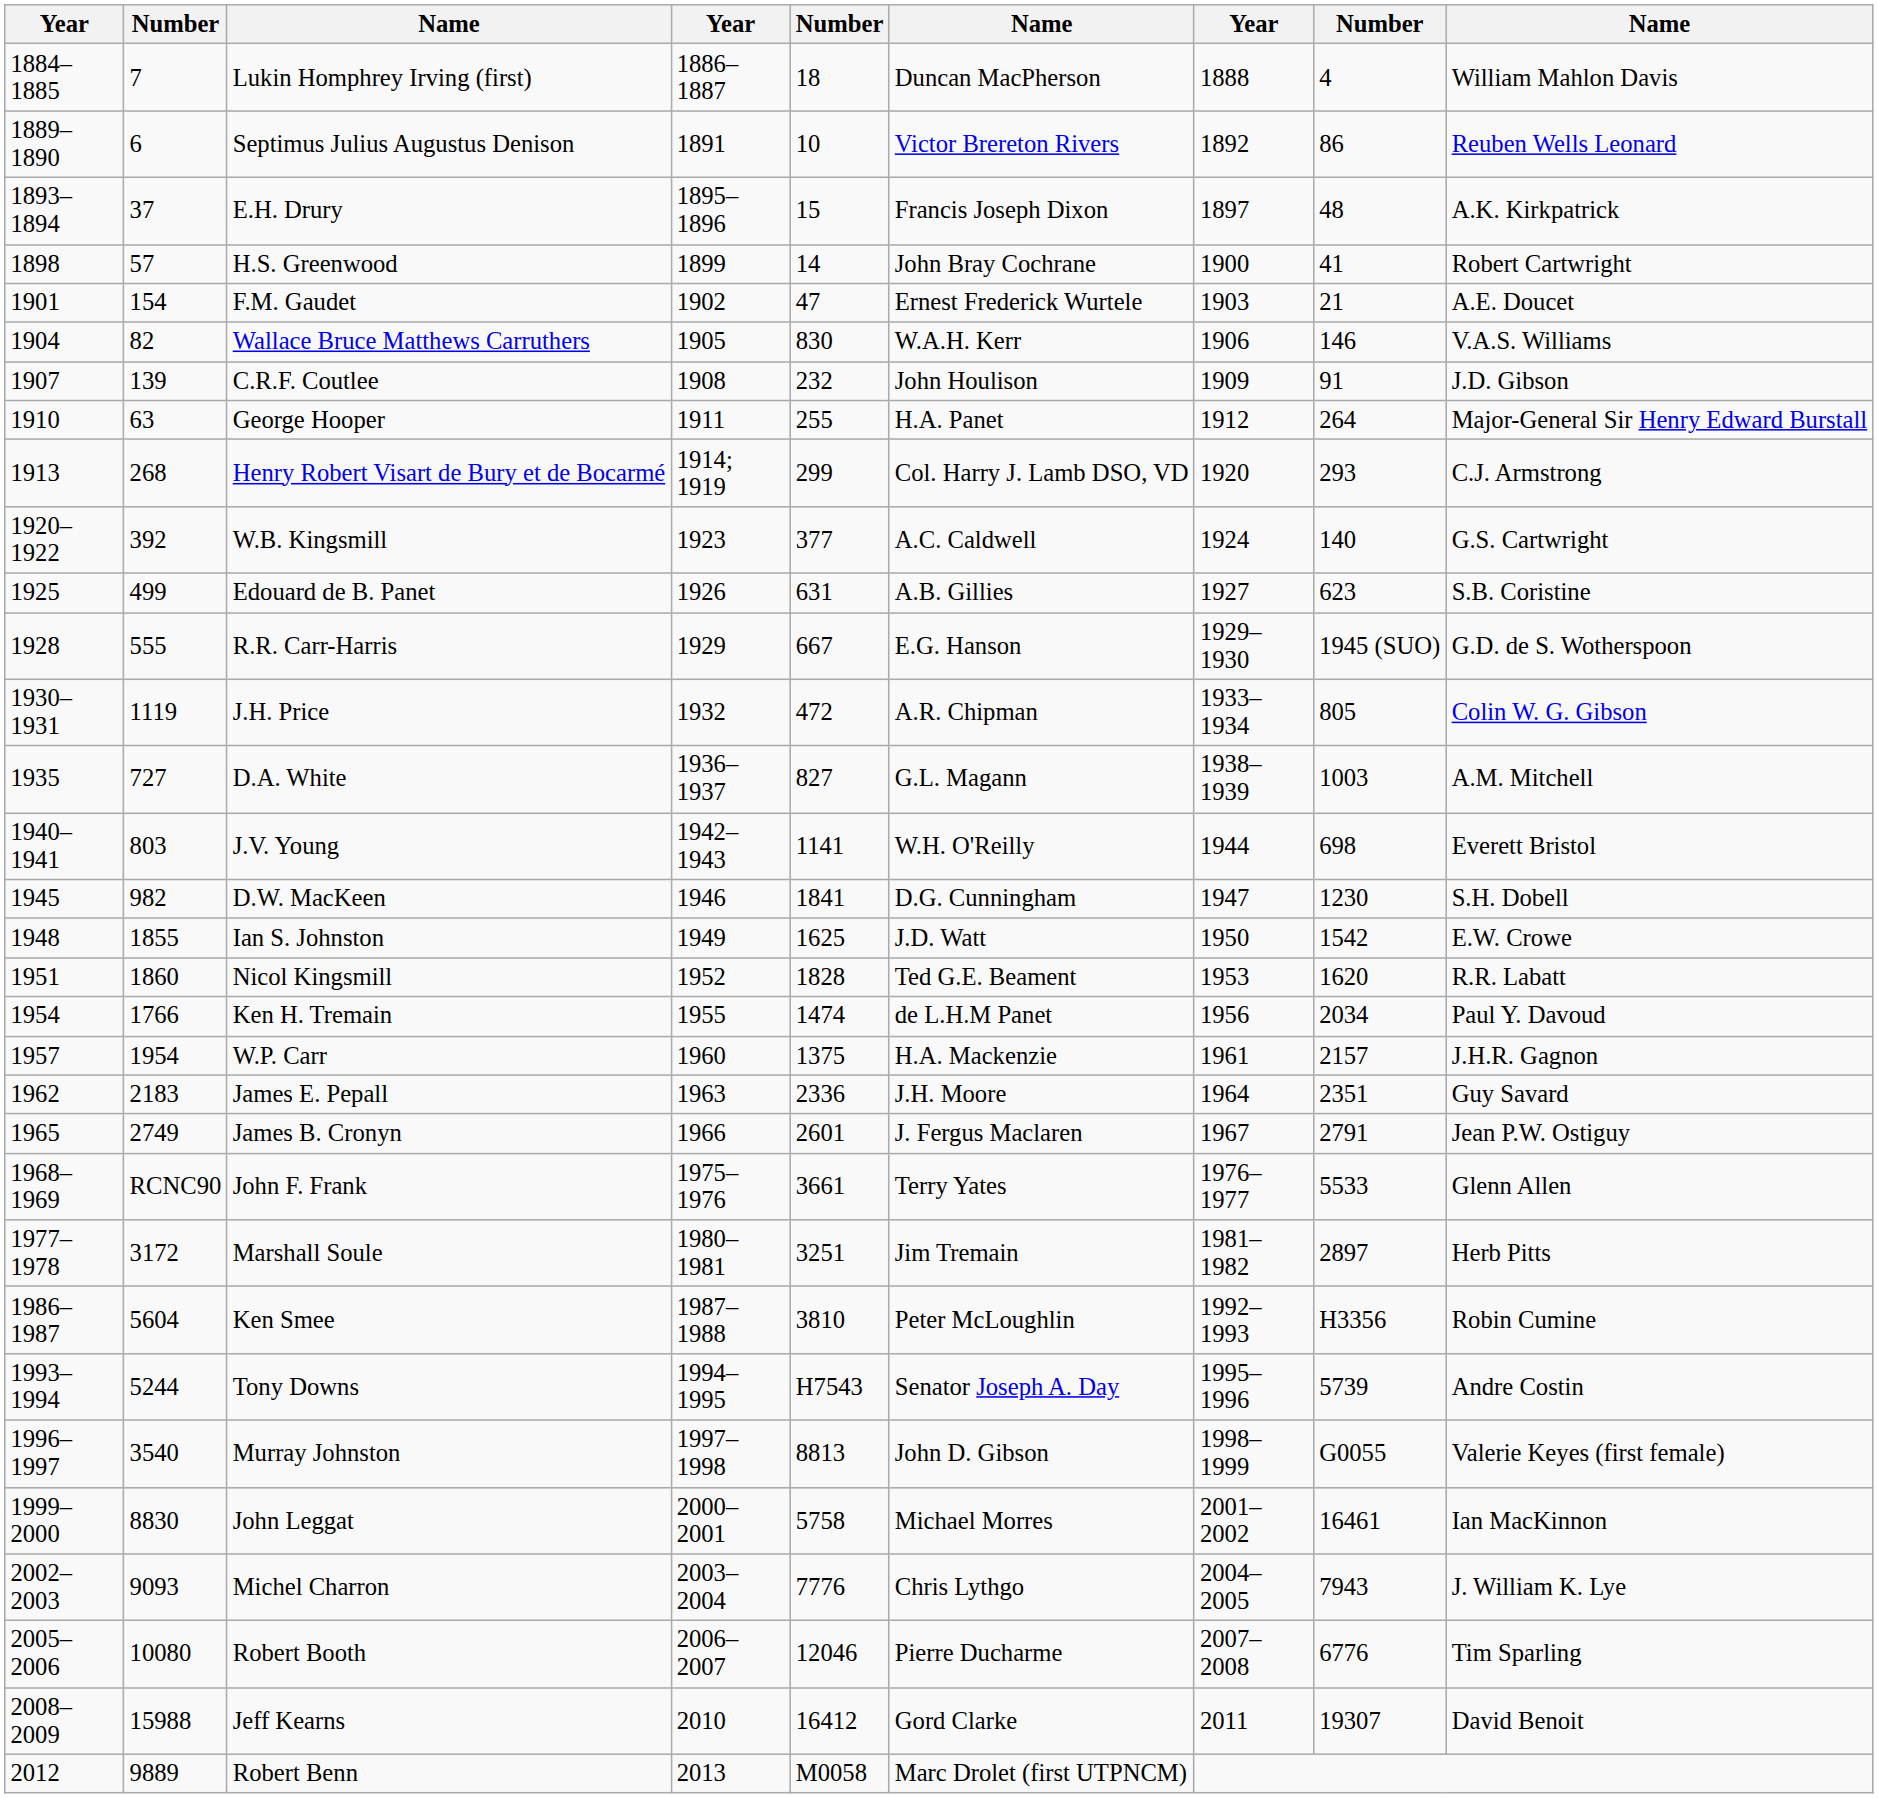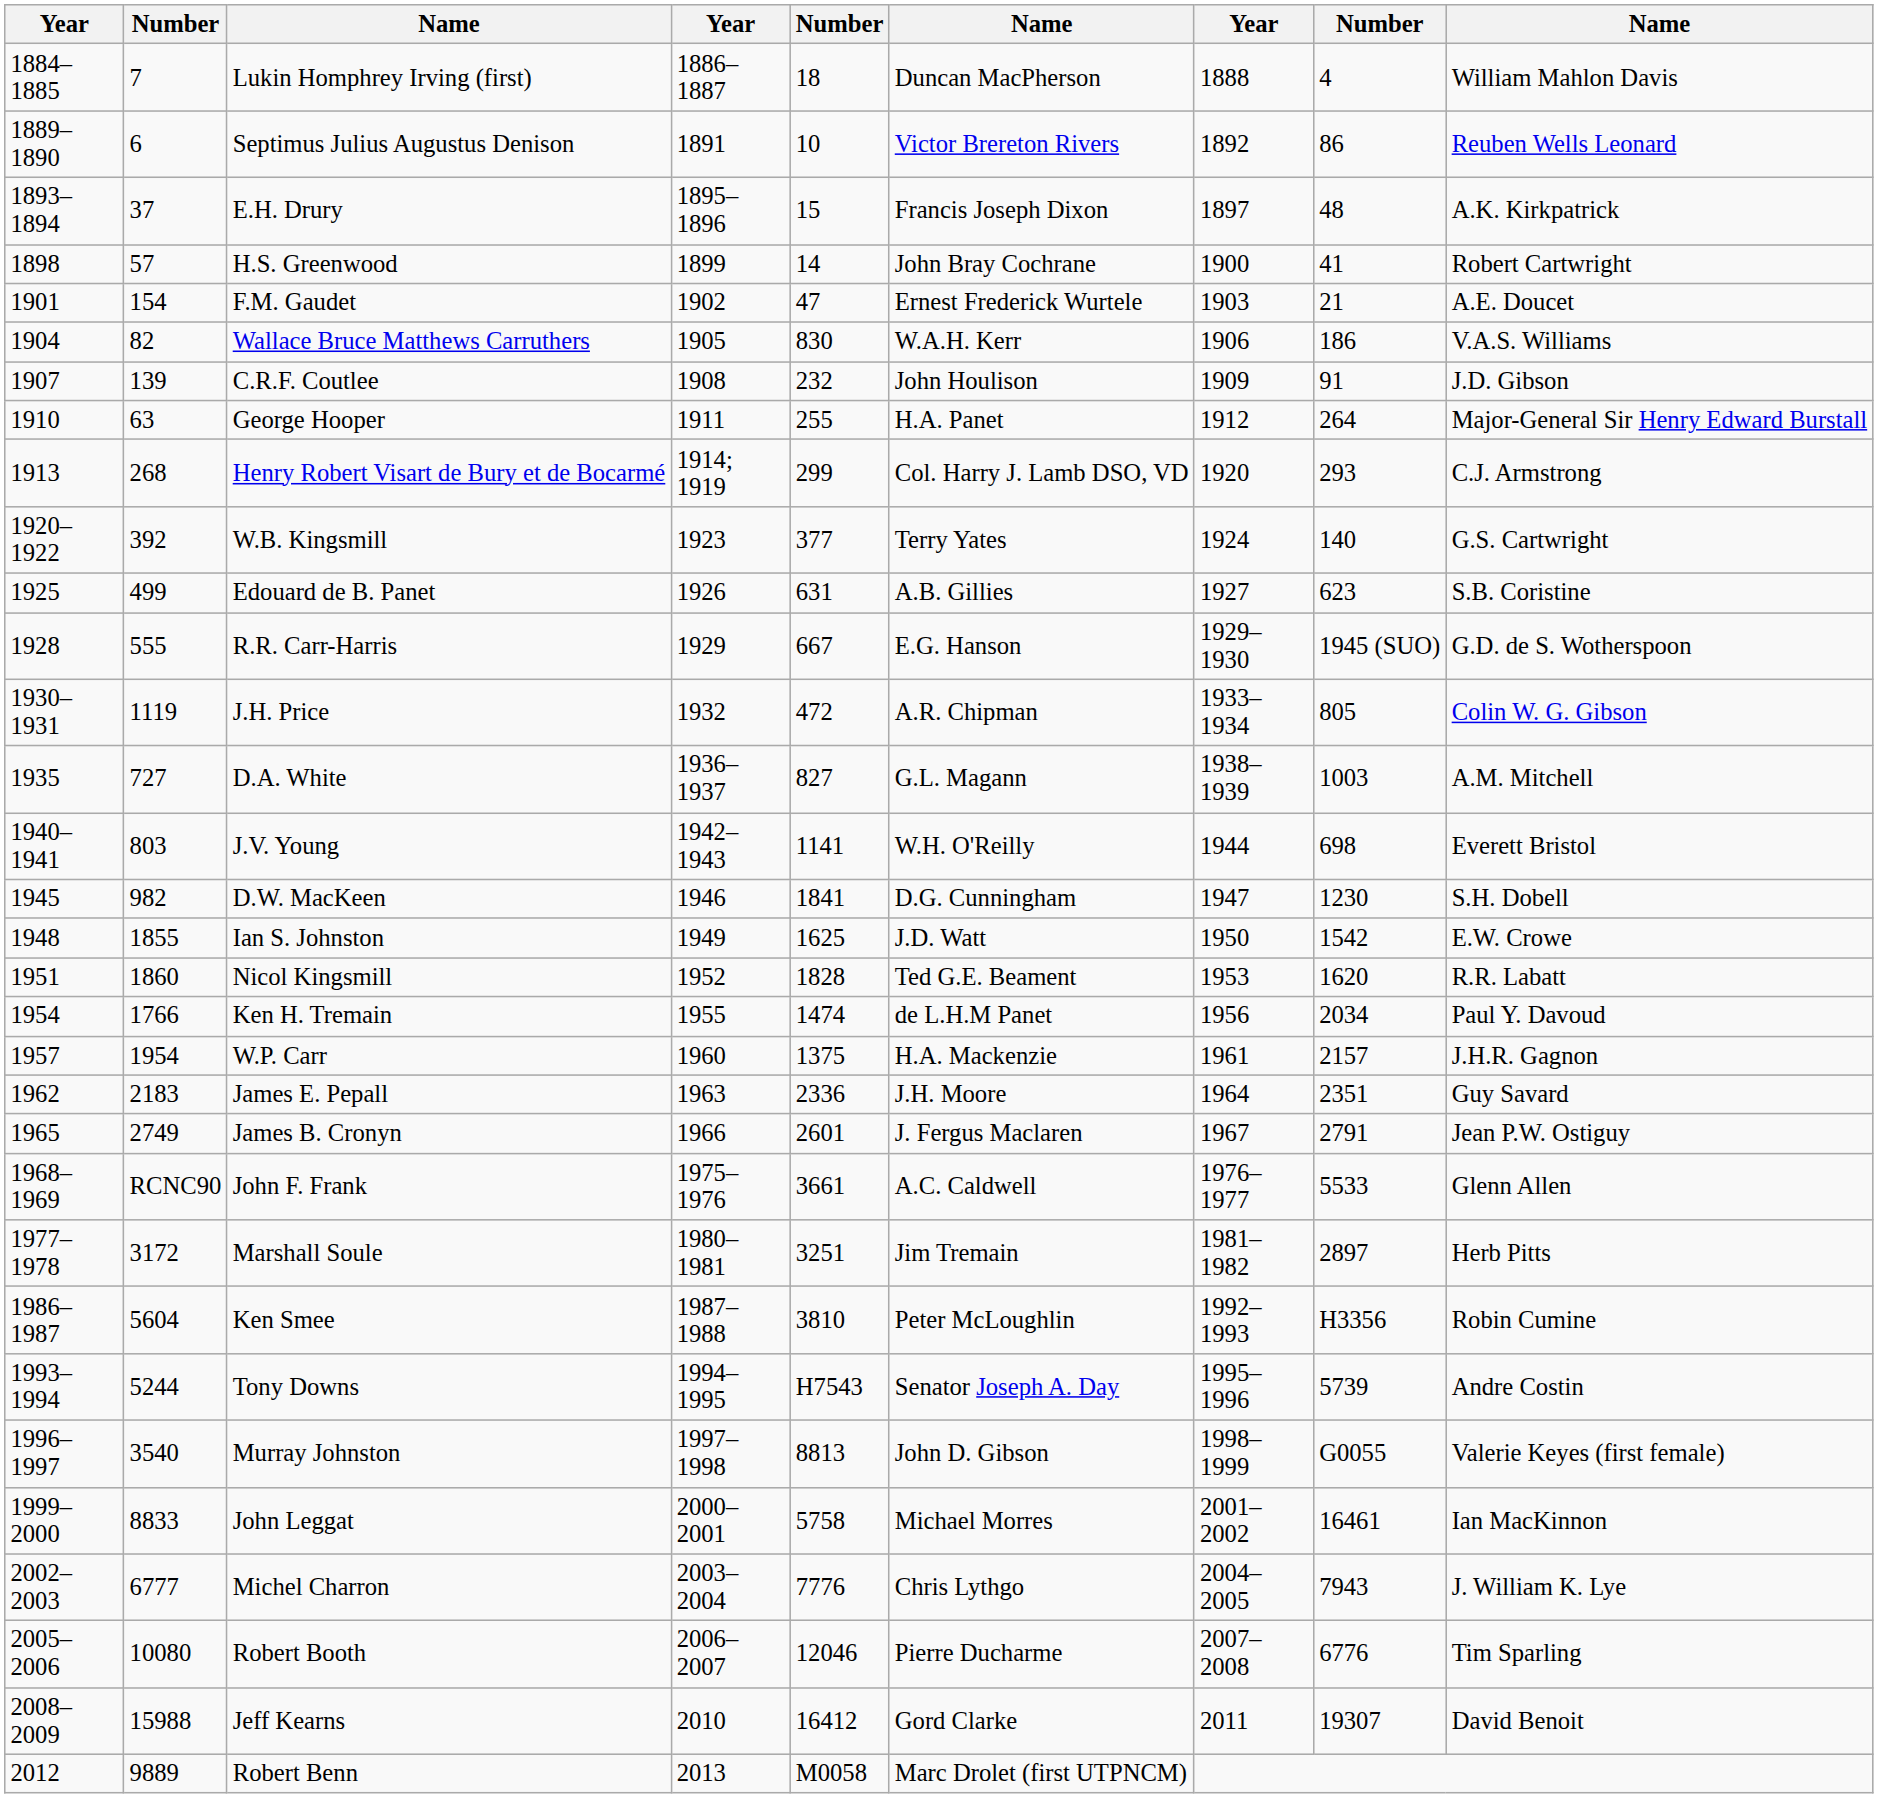(1338, 341) 146 -> (1338, 341) 186
(966, 539) A.C. Caldwell -> (951, 539) Terry Yates
(951, 1186) Terry Yates -> (966, 1186) A.C. Caldwell
(154, 1520) 8830 -> (154, 1520) 8833
(154, 1586) 9093 -> (154, 1586) 6777
